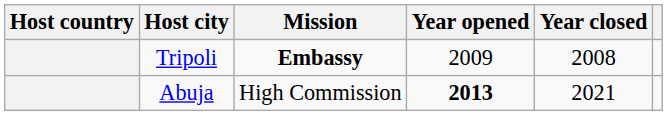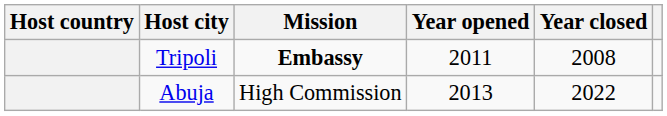(471, 57) 2009 -> (471, 57) 2011
(471, 92) bold -> (471, 92) normal
(594, 92) 2021 -> (594, 92) 2022
